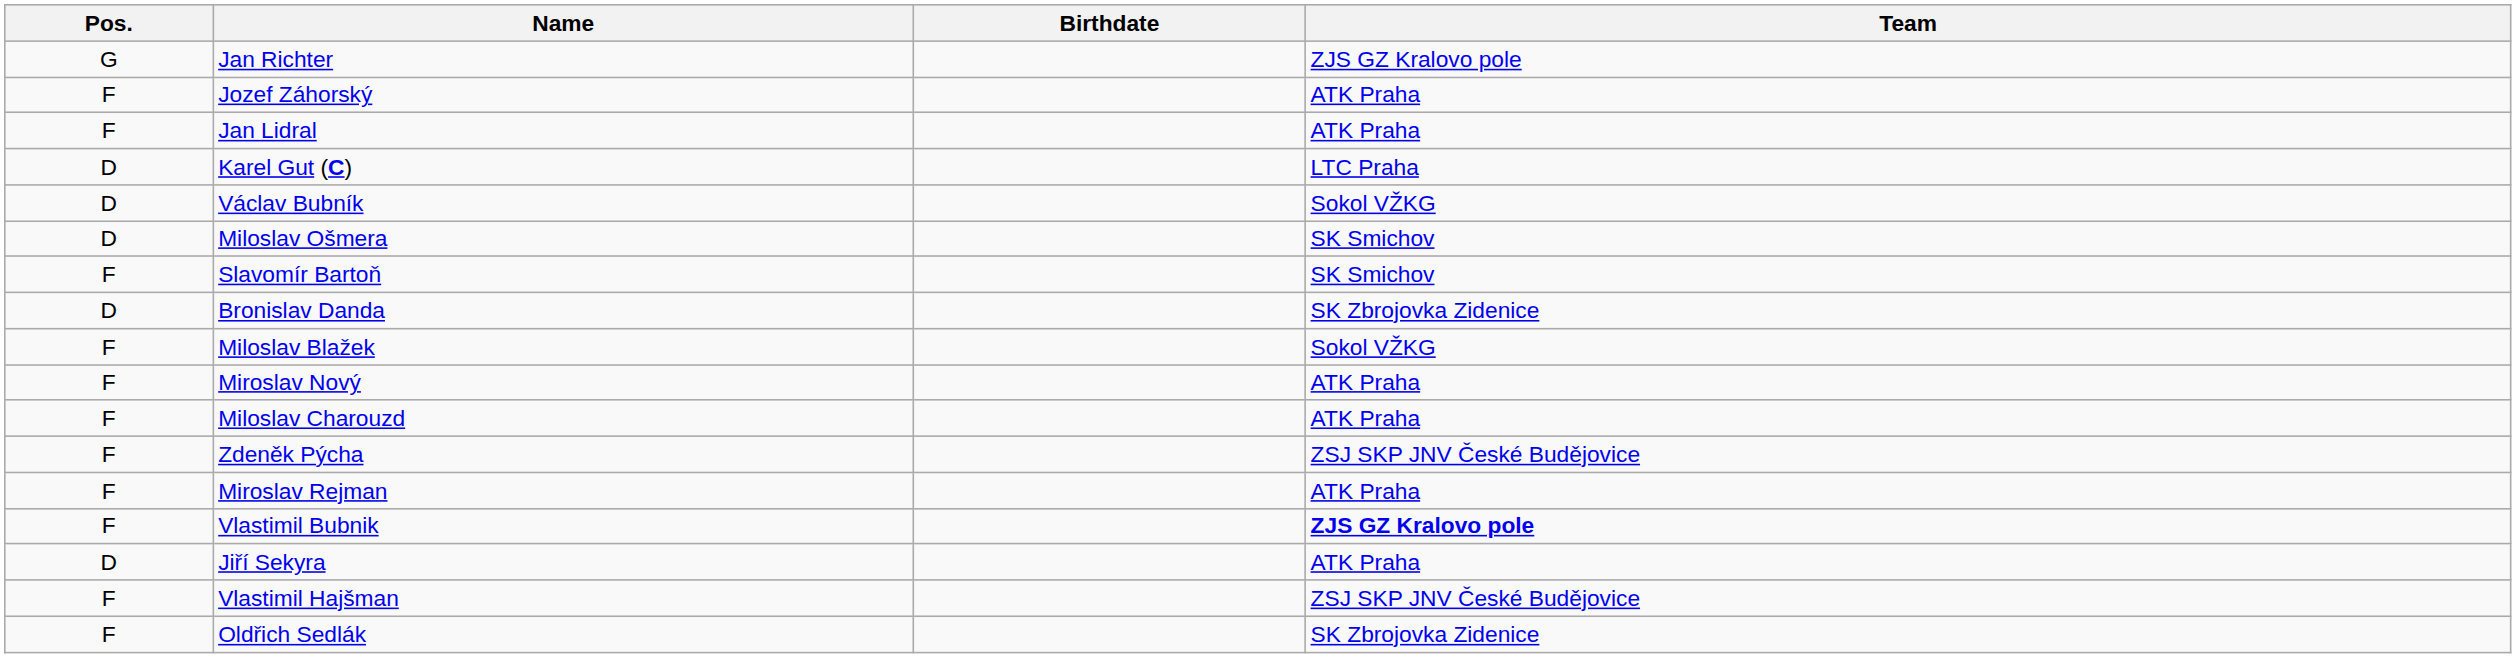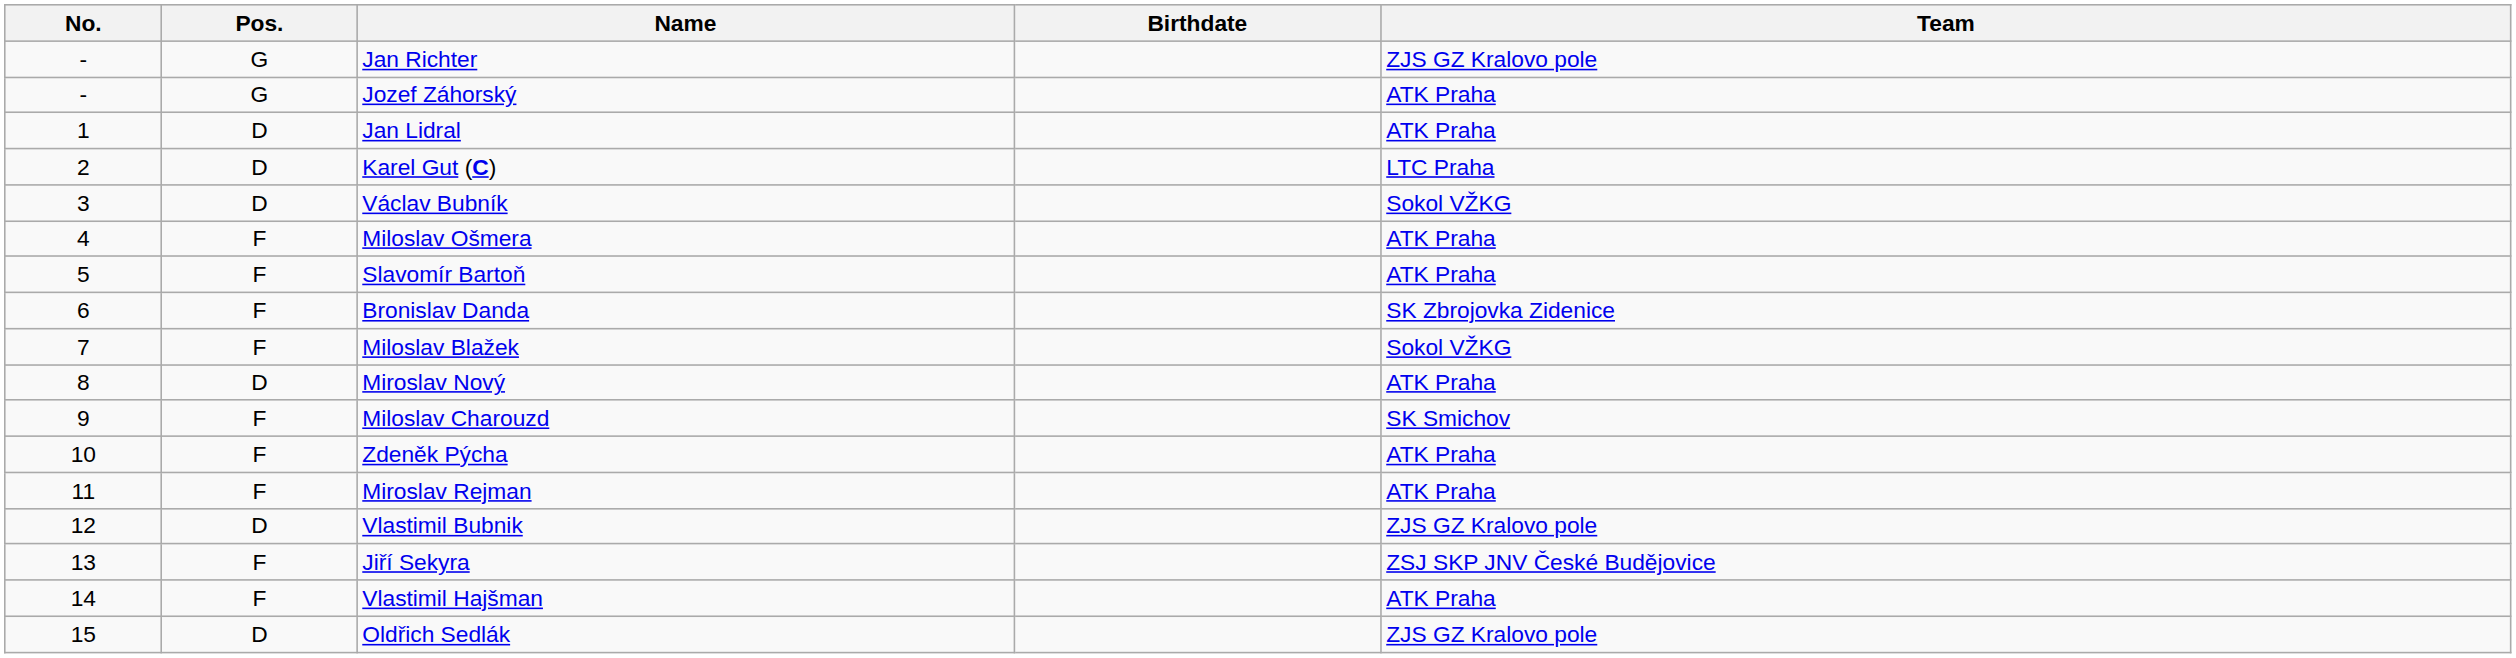+ column: (83, 23)
(109, 95) F -> (259, 95) G
(109, 131) F -> (259, 131) D
(109, 239) D -> (259, 239) F
(1373, 239) SK Smichov -> (1441, 239) ATK Praha
(1373, 275) SK Smichov -> (1441, 275) ATK Praha
(109, 311) D -> (259, 311) F
(109, 383) F -> (259, 383) D
(1365, 419) ATK Praha -> (1448, 419) SK Smichov
(1475, 454) ZSJ SKP JNV České Budějovice -> (1441, 454) ATK Praha
(109, 526) F -> (259, 526) D
(1422, 526) bold -> (1492, 526) normal
(109, 562) D -> (259, 562) F
(1365, 562) ATK Praha -> (1551, 562) ZSJ SKP JNV České Budějovice
(1475, 598) ZSJ SKP JNV České Budějovice -> (1441, 598) ATK Praha
(109, 634) F -> (259, 634) D
(1425, 634) SK Zbrojovka Zidenice -> (1492, 634) ZJS GZ Kralovo pole
